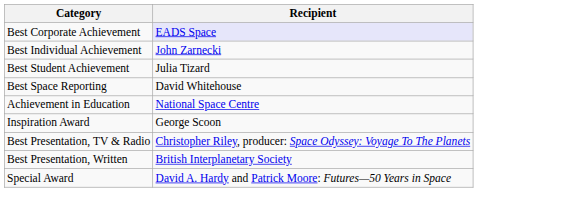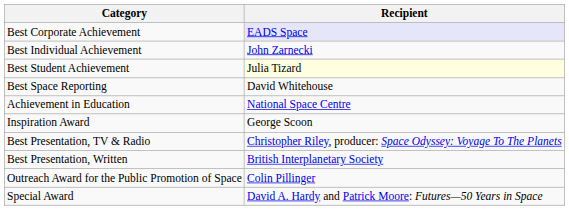(183, 68) no background -> (274, 68) lightyellow background
+ row: (124, 178)
